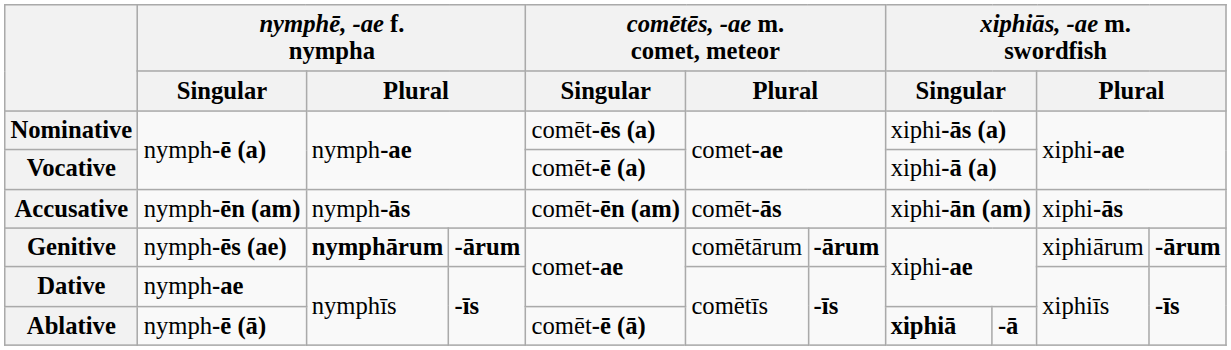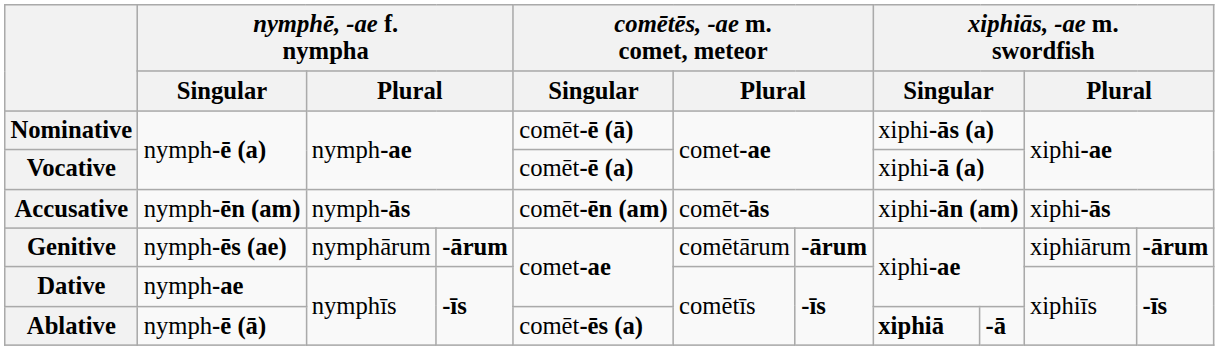(593, 129) comēt-ēs (a) -> (576, 129) comēt-ē (ā)
(377, 247) bold -> (371, 247) normal
(589, 325) comēt-ē (ā) -> (581, 325) comēt-ēs (a)
